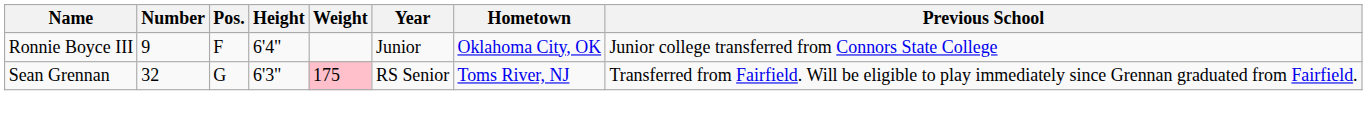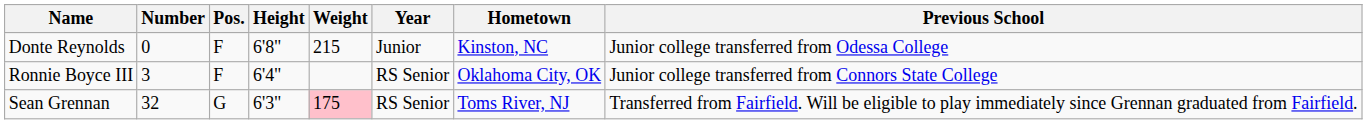+ row: (67, 47)
(146, 47) 9 -> (146, 75) 3
(398, 47) Junior -> (413, 75) RS Senior
